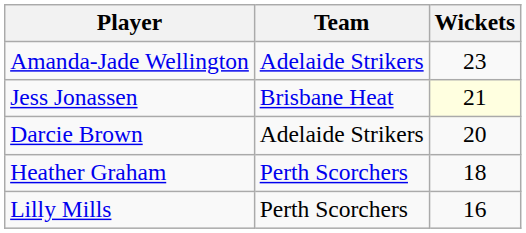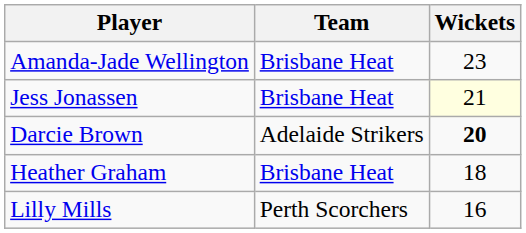(342, 60) Adelaide Strikers -> (327, 60) Brisbane Heat
(475, 135) normal -> (475, 135) bold
(334, 172) Perth Scorchers -> (327, 172) Brisbane Heat
